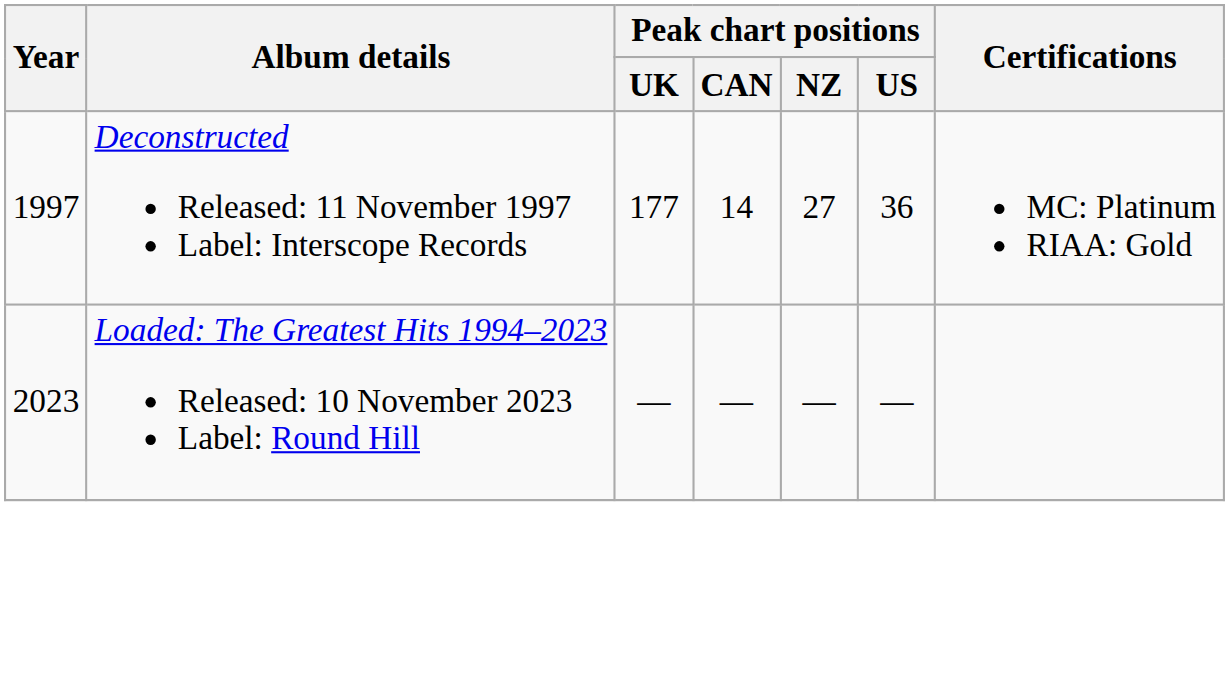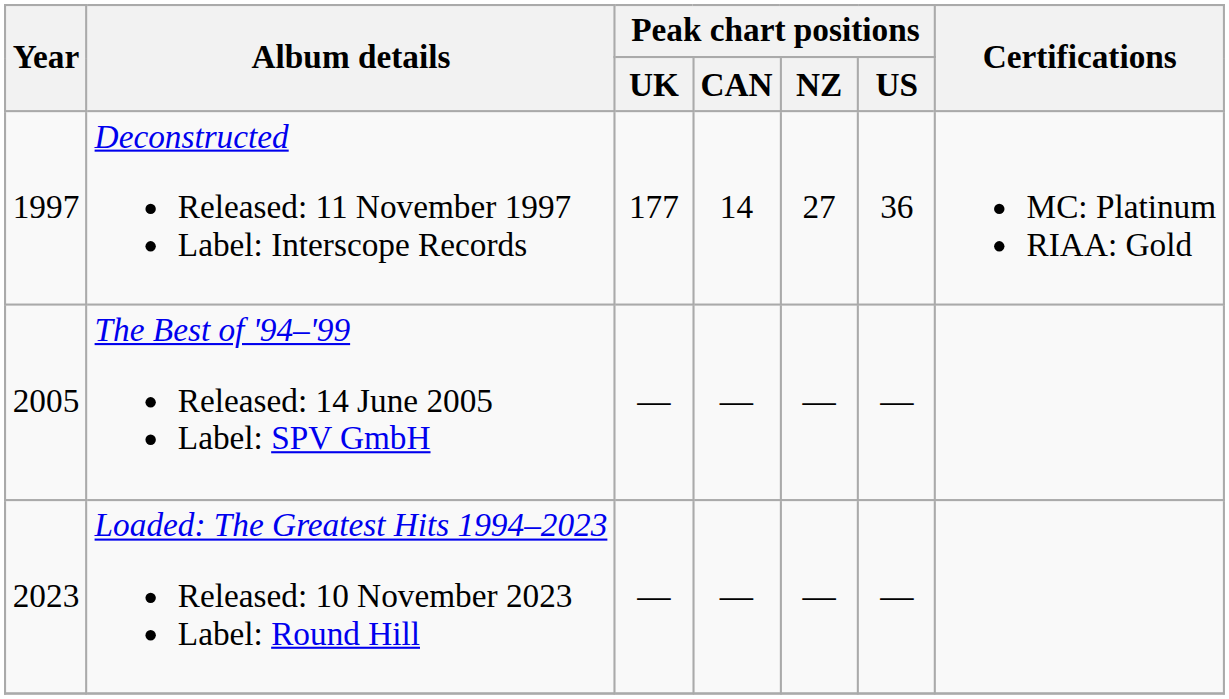+ row: (351, 385)
